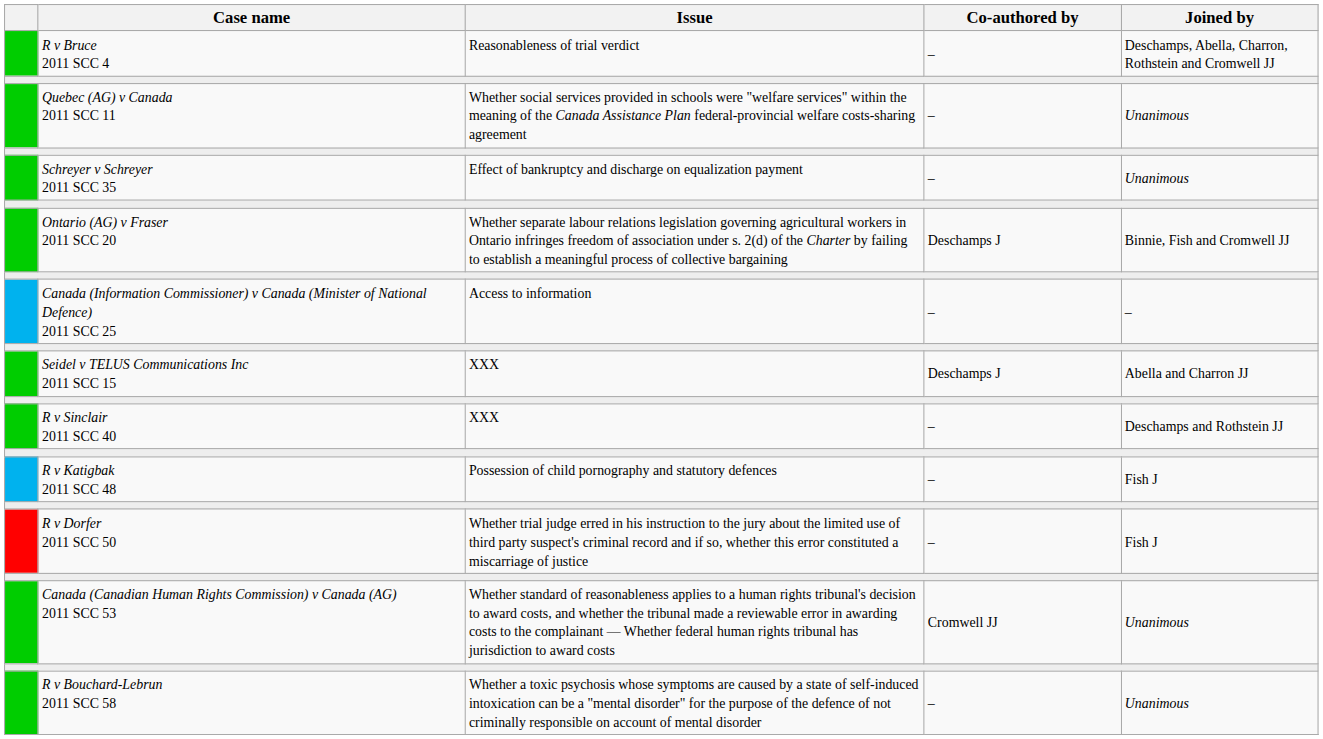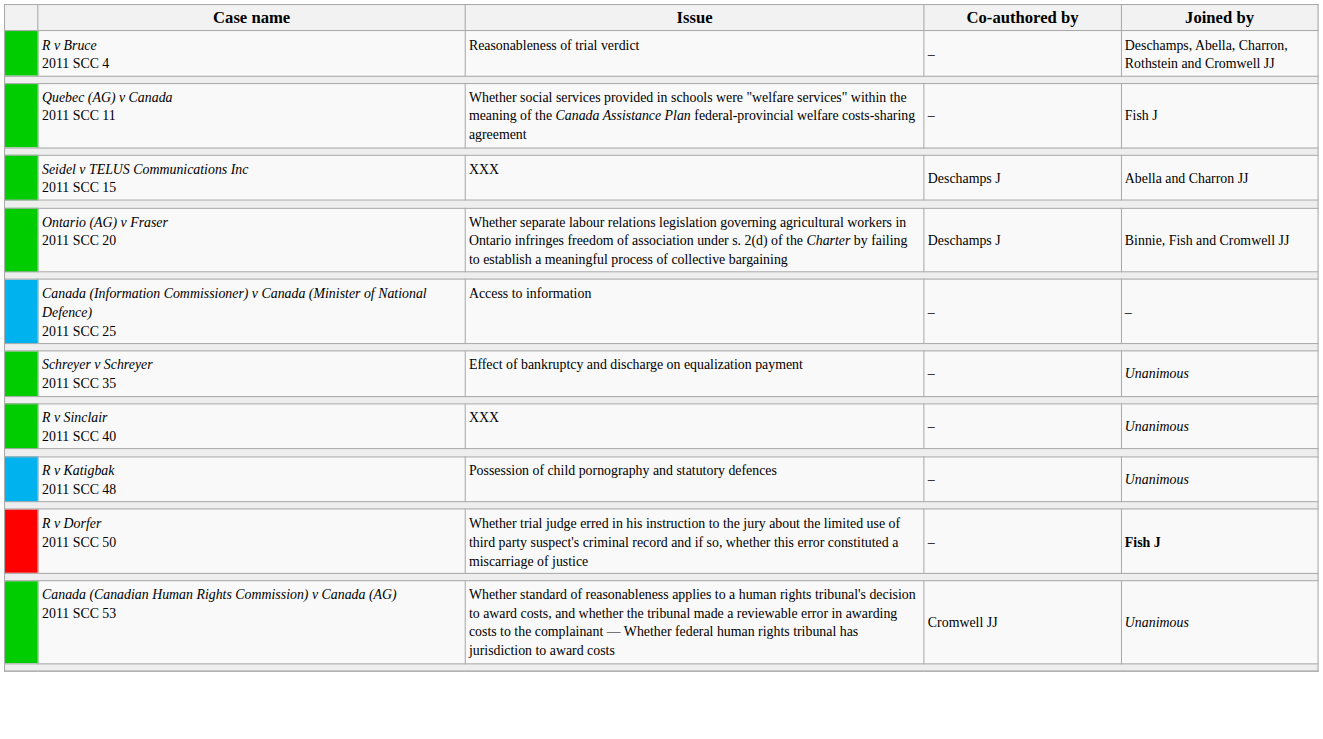(1157, 116) Unanimous -> (1141, 116) Fish J
rows swapped: (145, 374) <-> (97, 178)
(1204, 427) Deschamps and Rothstein JJ -> (1157, 427) Unanimous
(1141, 480) Fish J -> (1157, 480) Unanimous
(1141, 542) normal -> (1143, 541) bold
- row: (102, 694)
